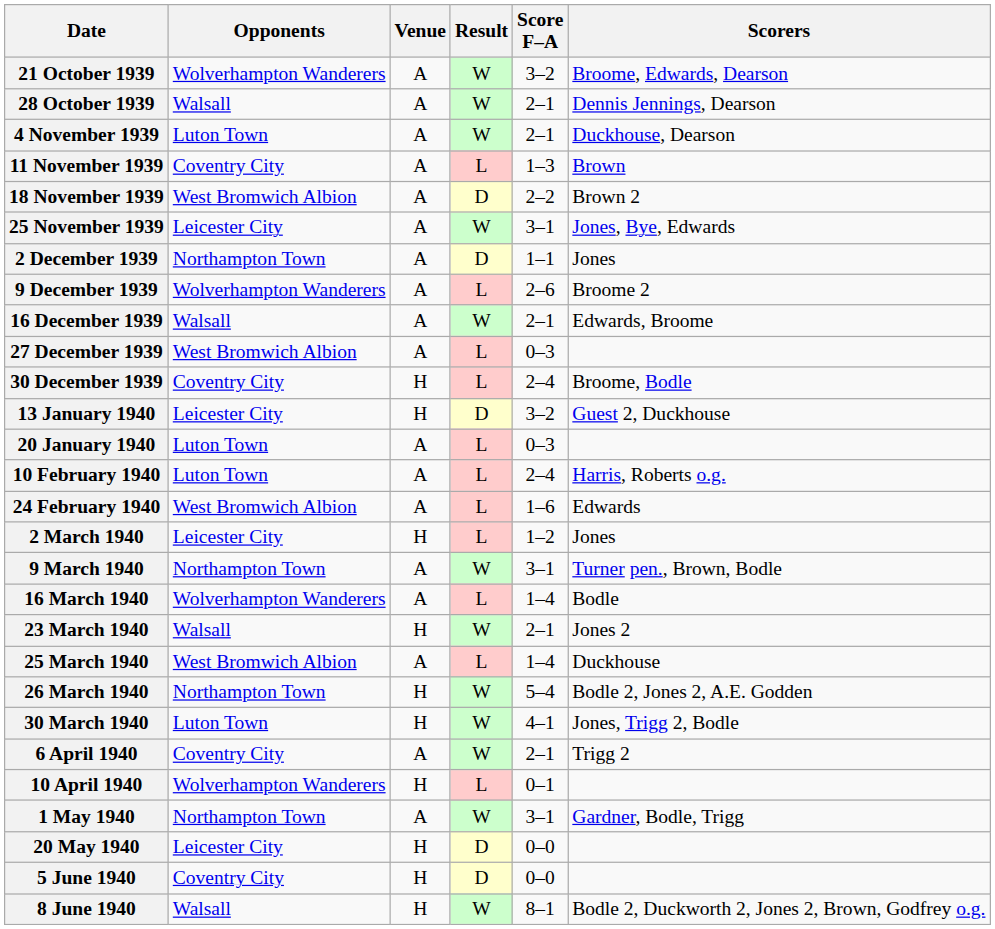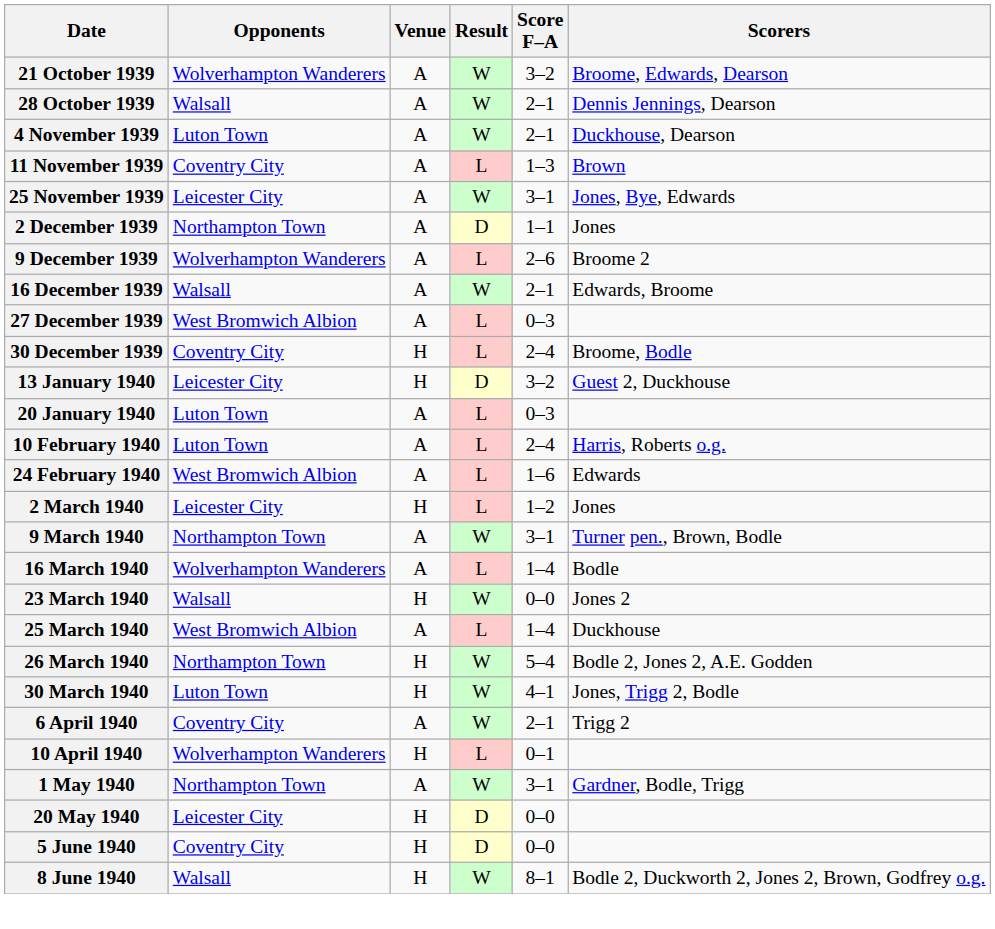- row: (86, 196)
(540, 630) 2–1 -> (540, 599) 0–0
